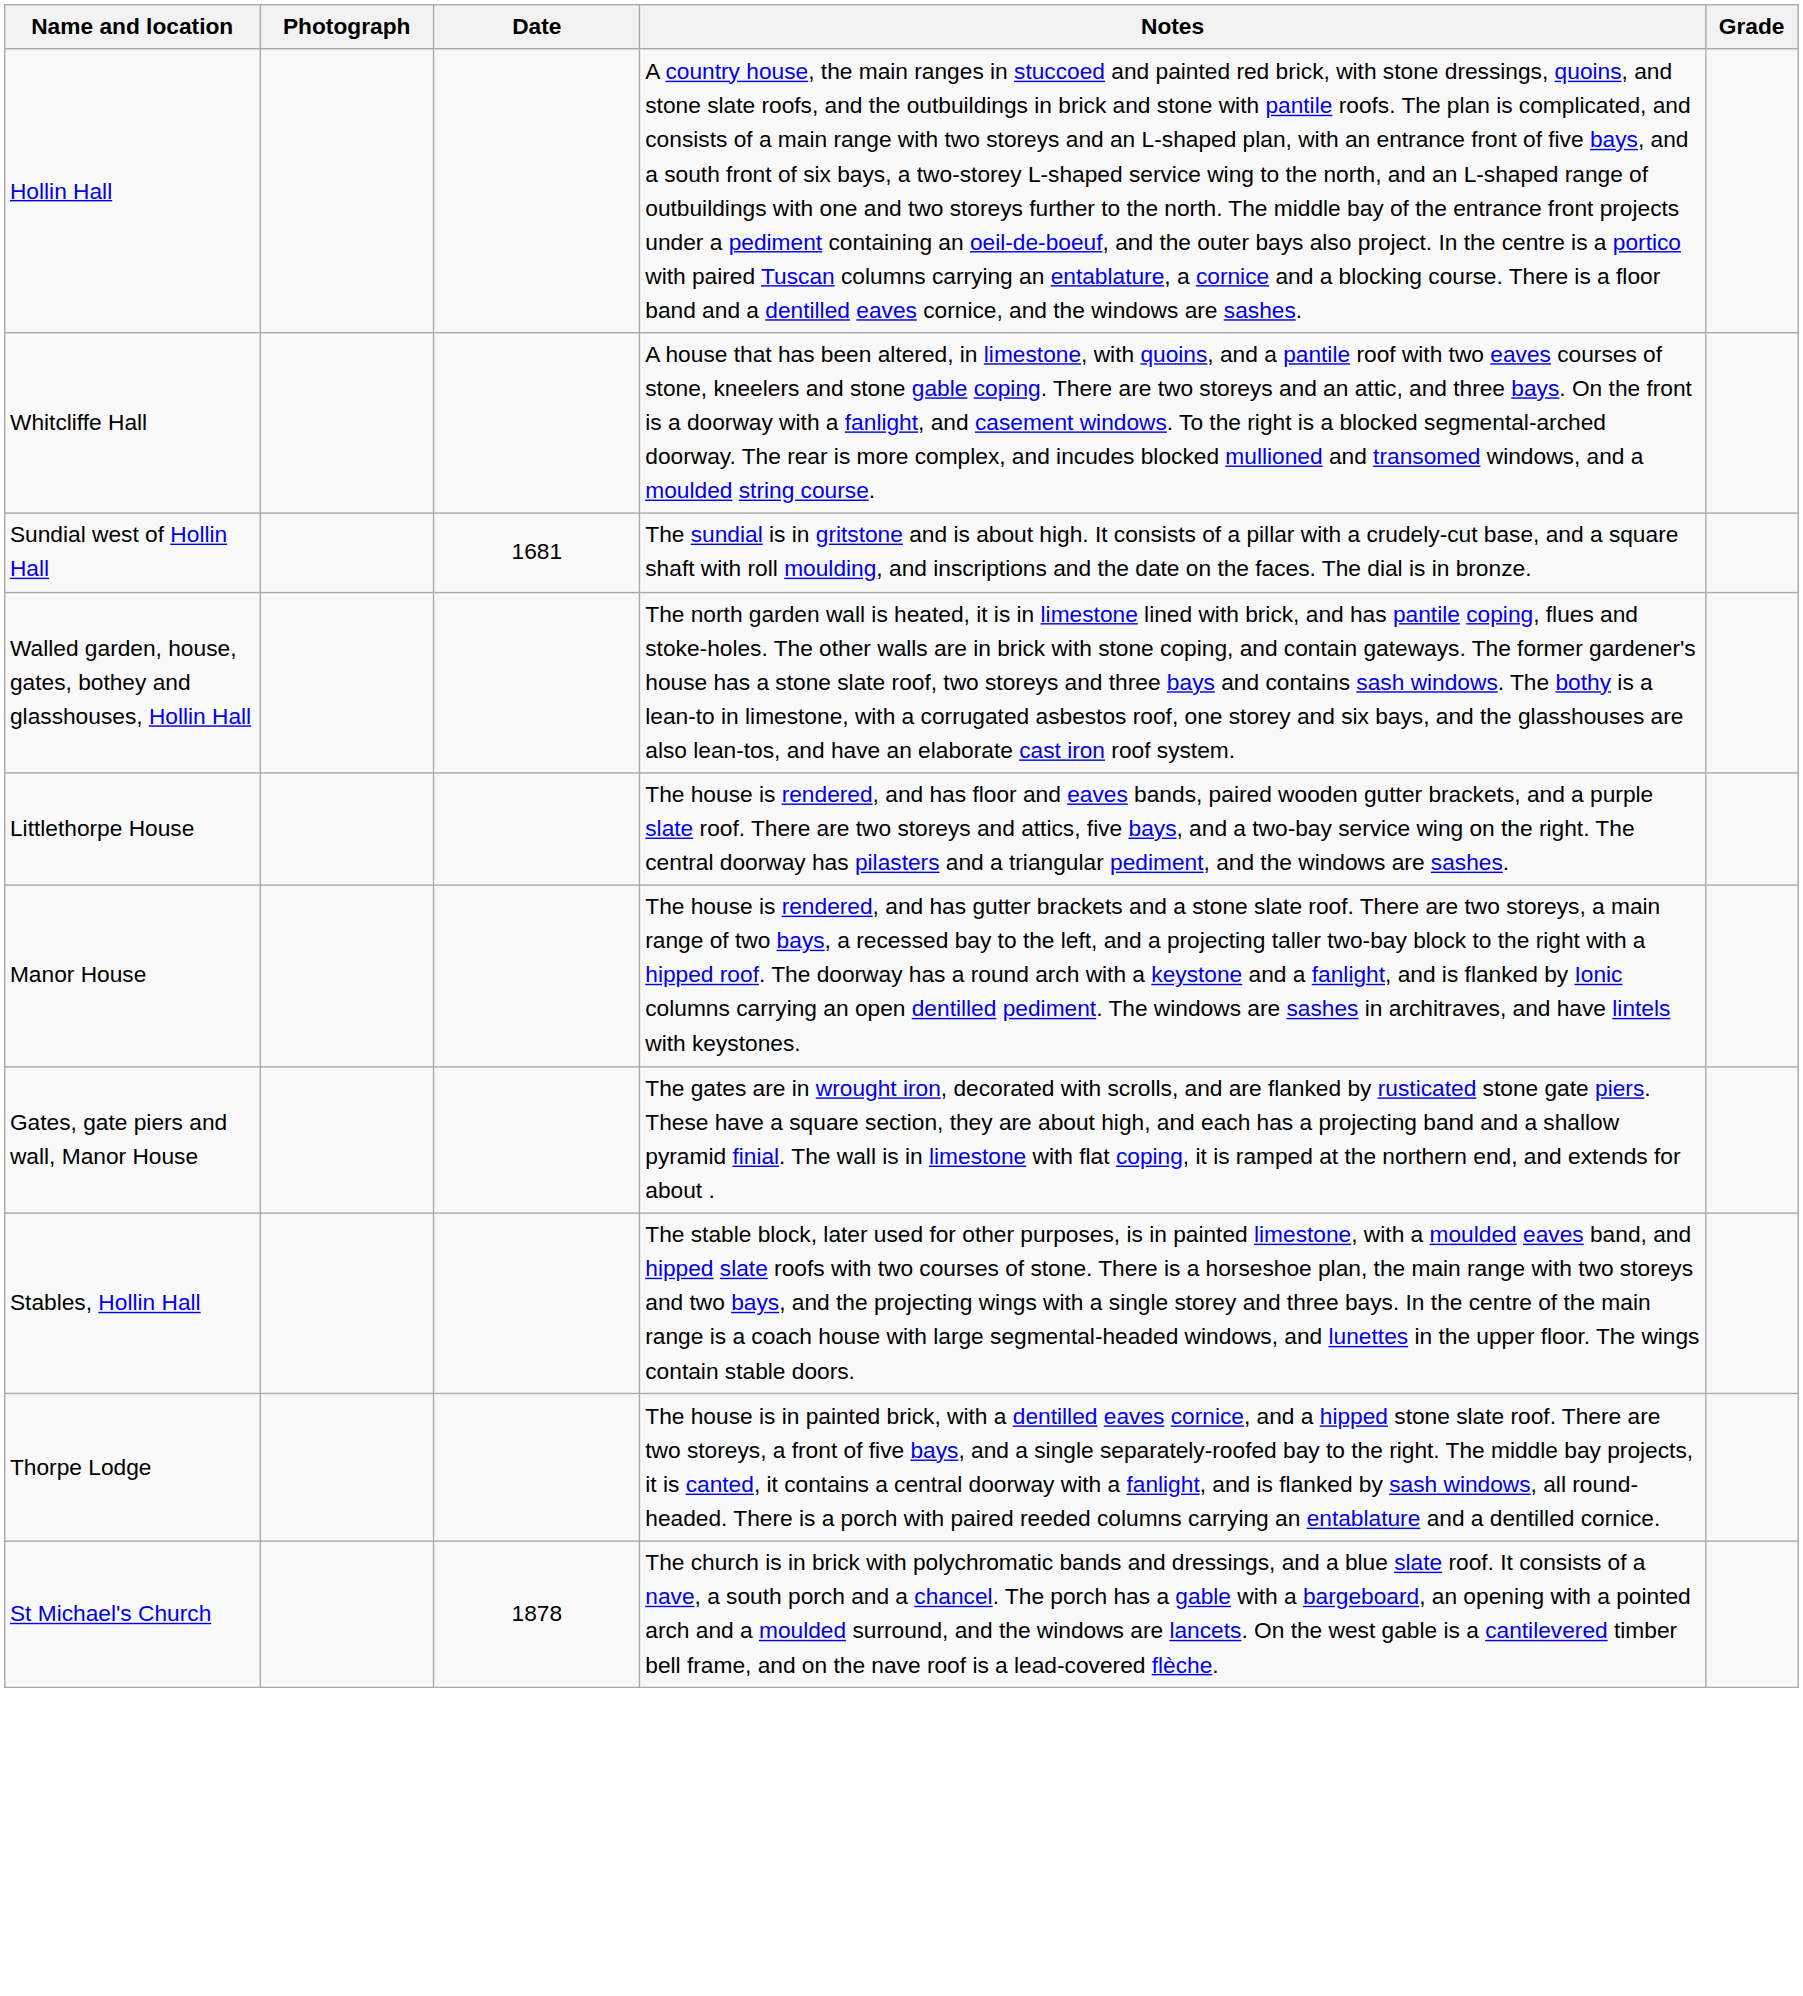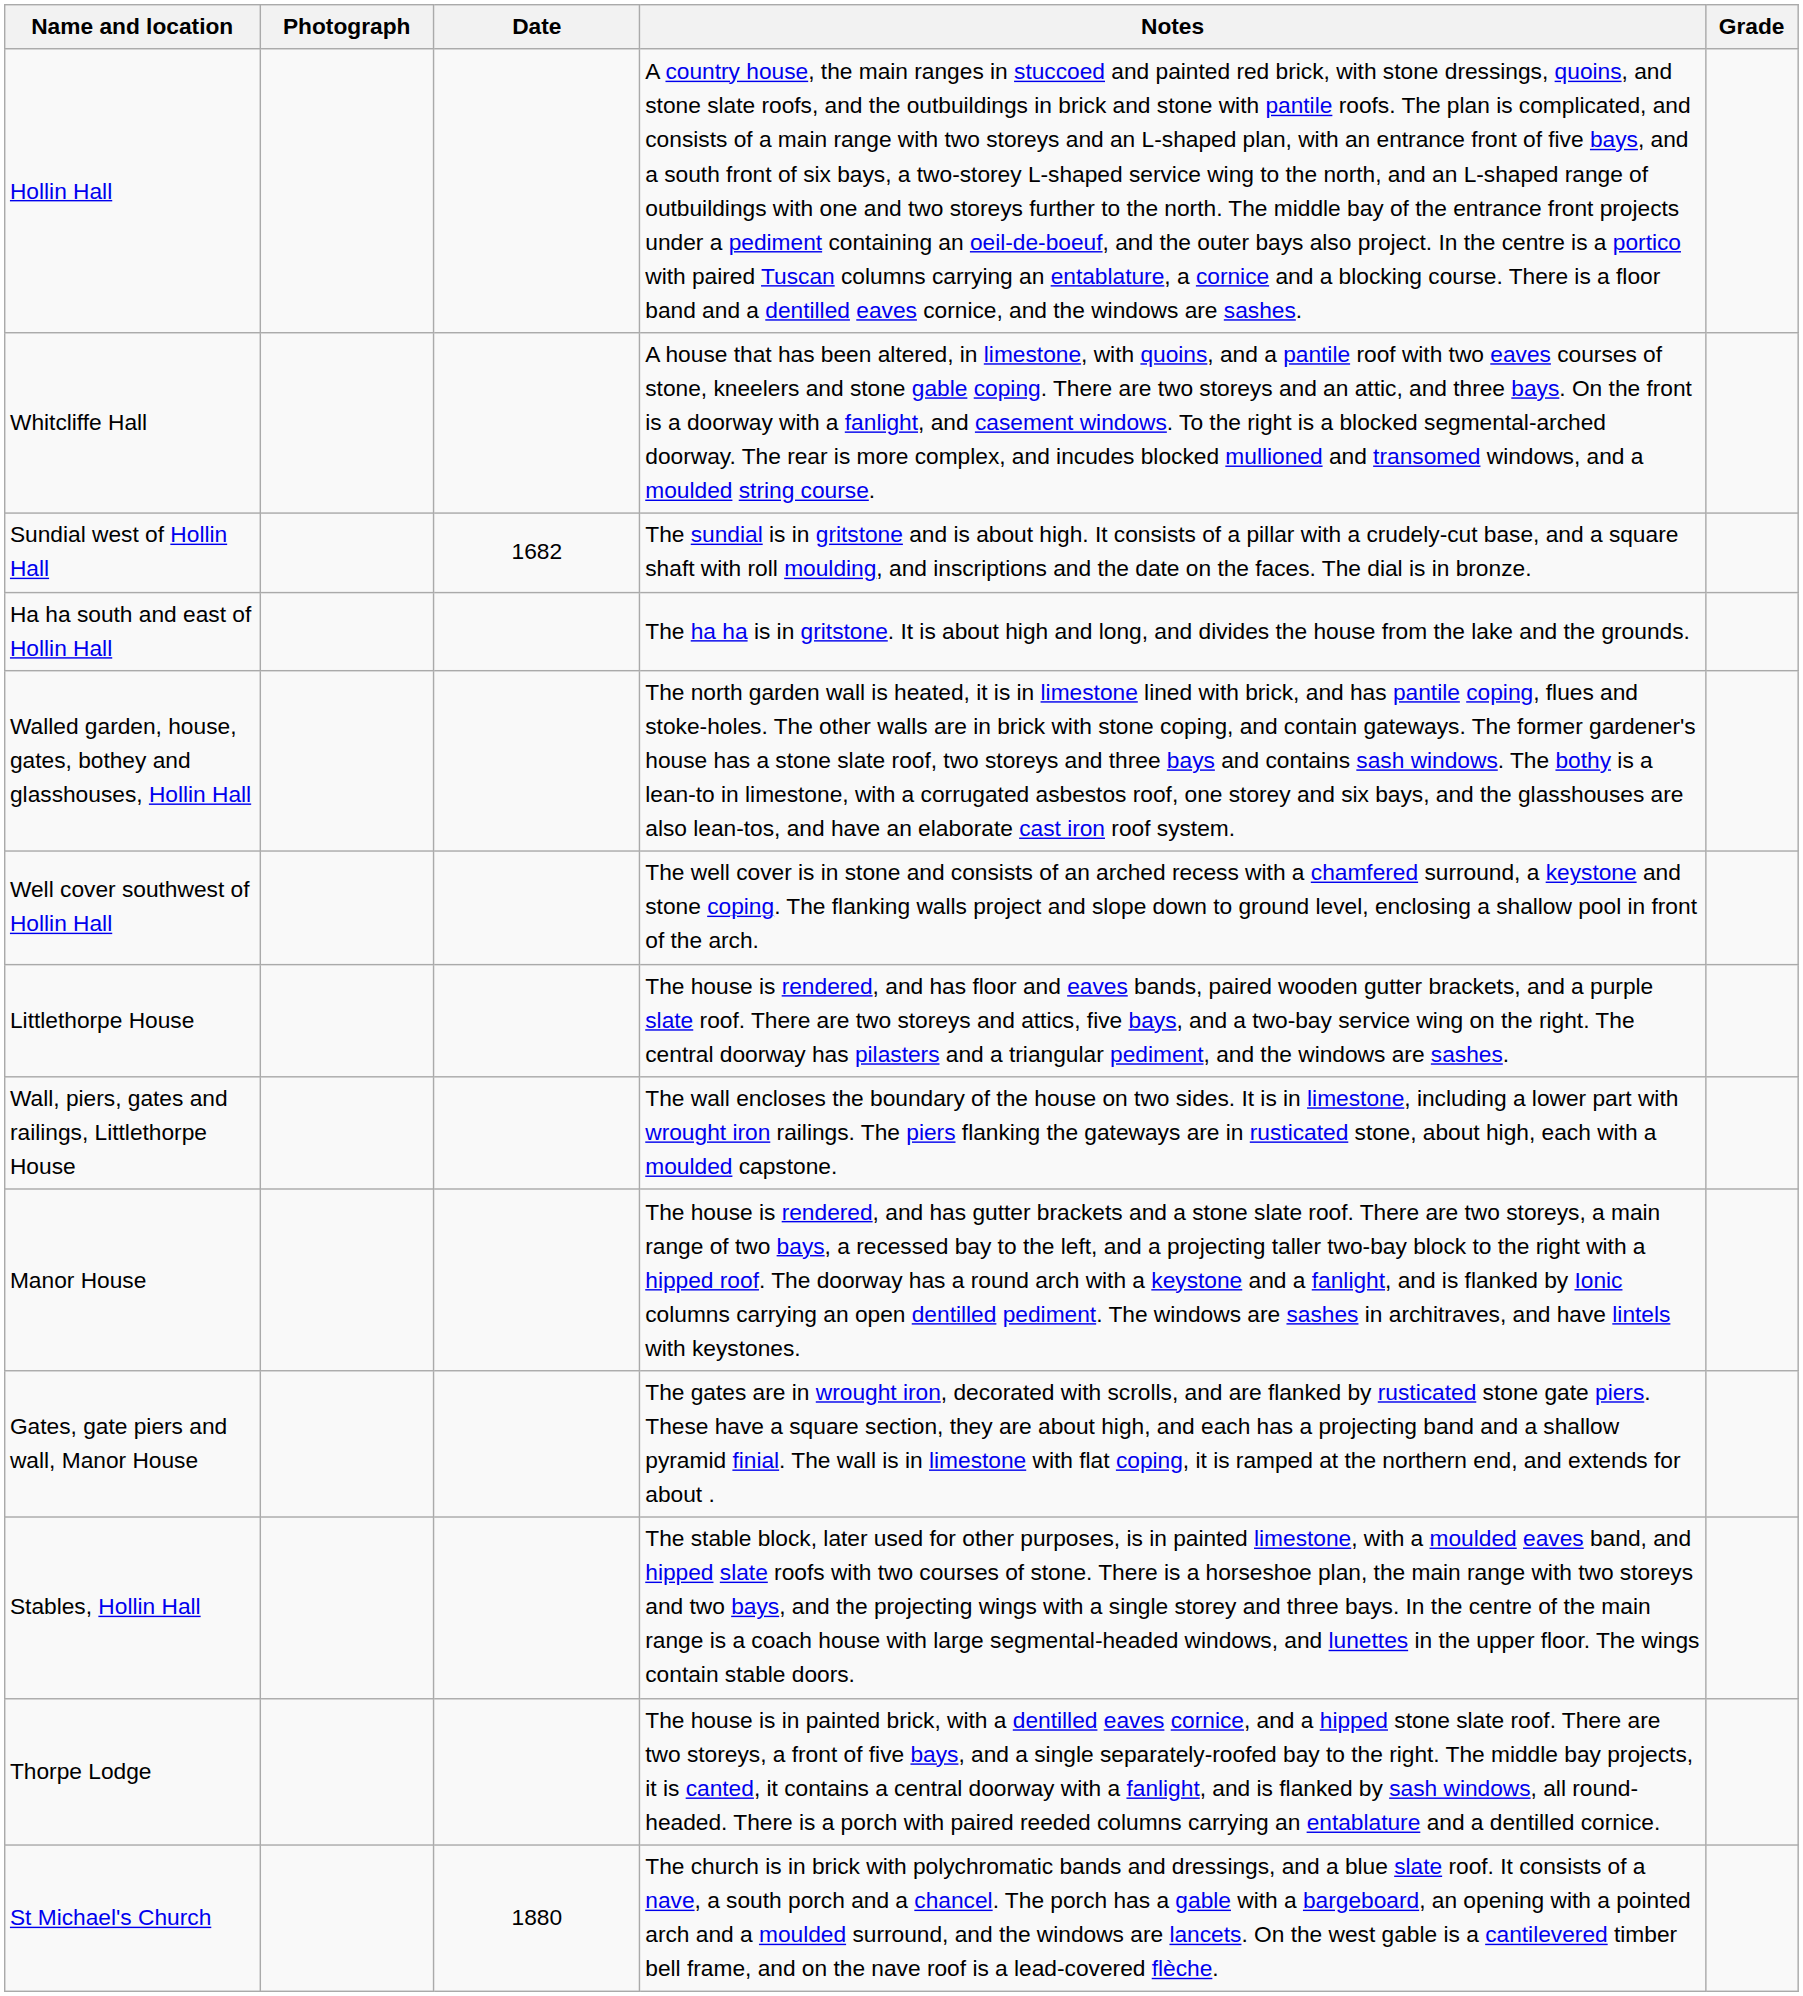(537, 552) 1681 -> (537, 552) 1682
+ row: (131, 630)
+ row: (130, 907)
+ row: (119, 1132)
(537, 1613) 1878 -> (537, 1918) 1880
